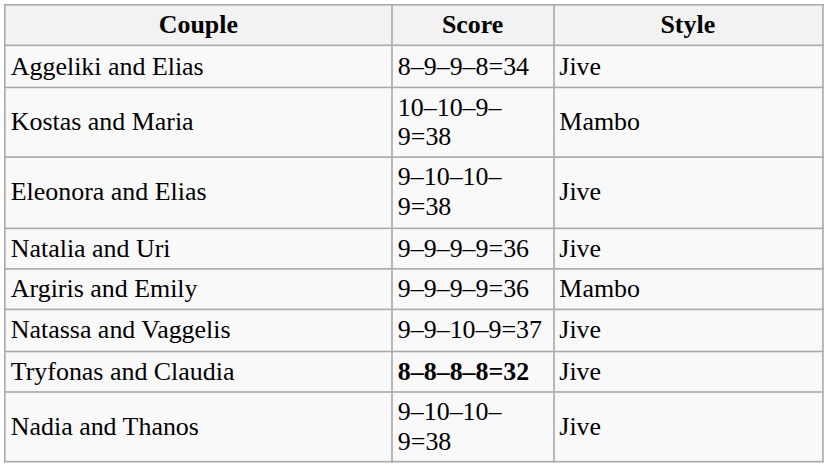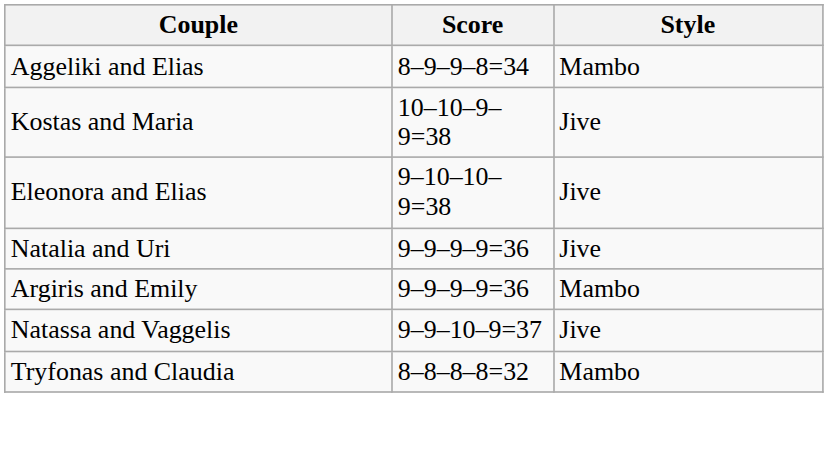(580, 66) Jive -> (600, 66) Mambo
(600, 121) Mambo -> (580, 121) Jive
(464, 371) bold -> (463, 371) normal
(580, 371) Jive -> (600, 371) Mambo
- row: (105, 426)
